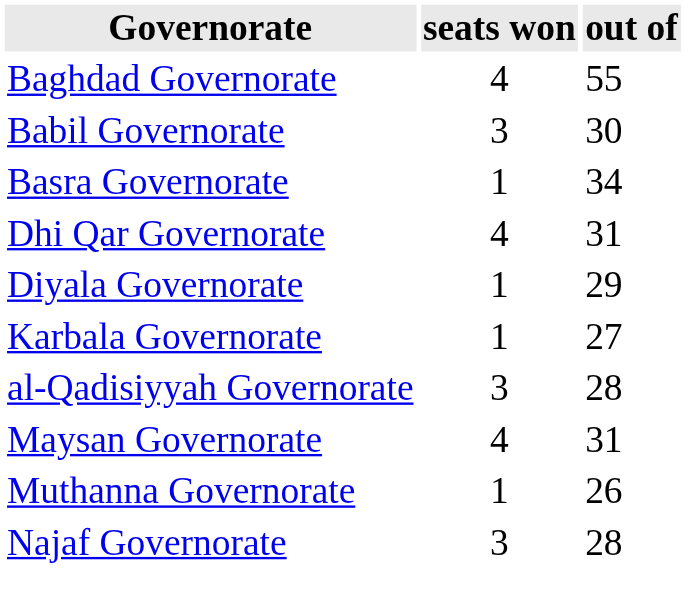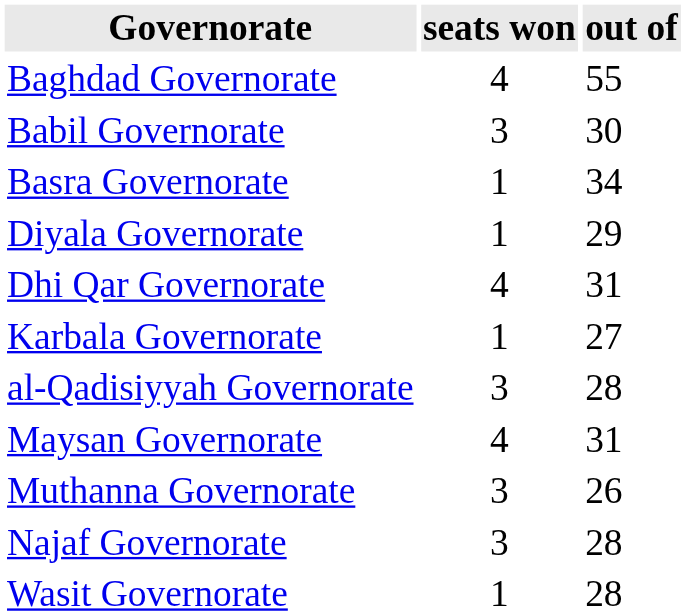rows swapped: (155, 284) <-> (166, 233)
(499, 490) 1 -> (499, 490) 3
+ row: (147, 593)
